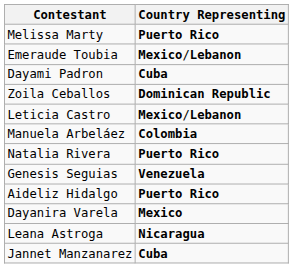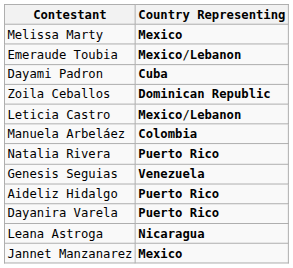(179, 34) Puerto Rico -> (160, 34) Mexico
(160, 214) Mexico -> (179, 214) Puerto Rico
(153, 253) Cuba -> (160, 253) Mexico
